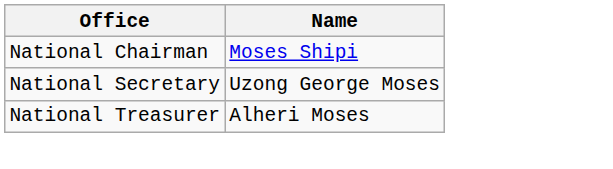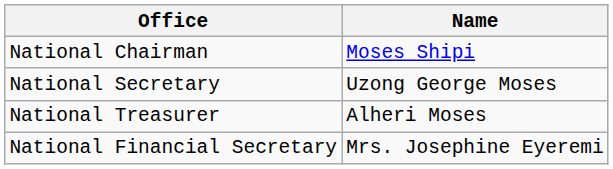+ row: (173, 148)
